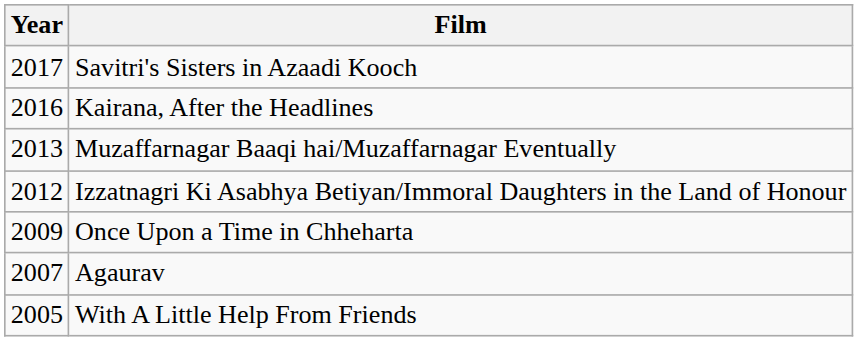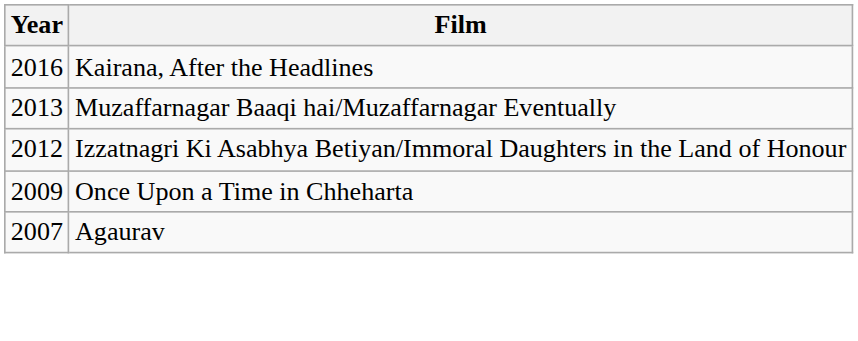- row: (246, 66)
- row: (246, 314)
